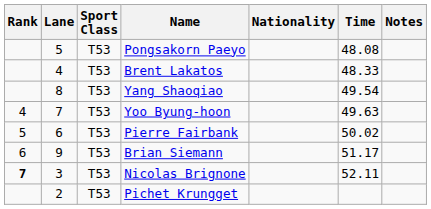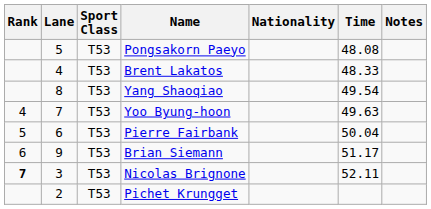(360, 132) 50.02 -> (360, 132) 50.04
